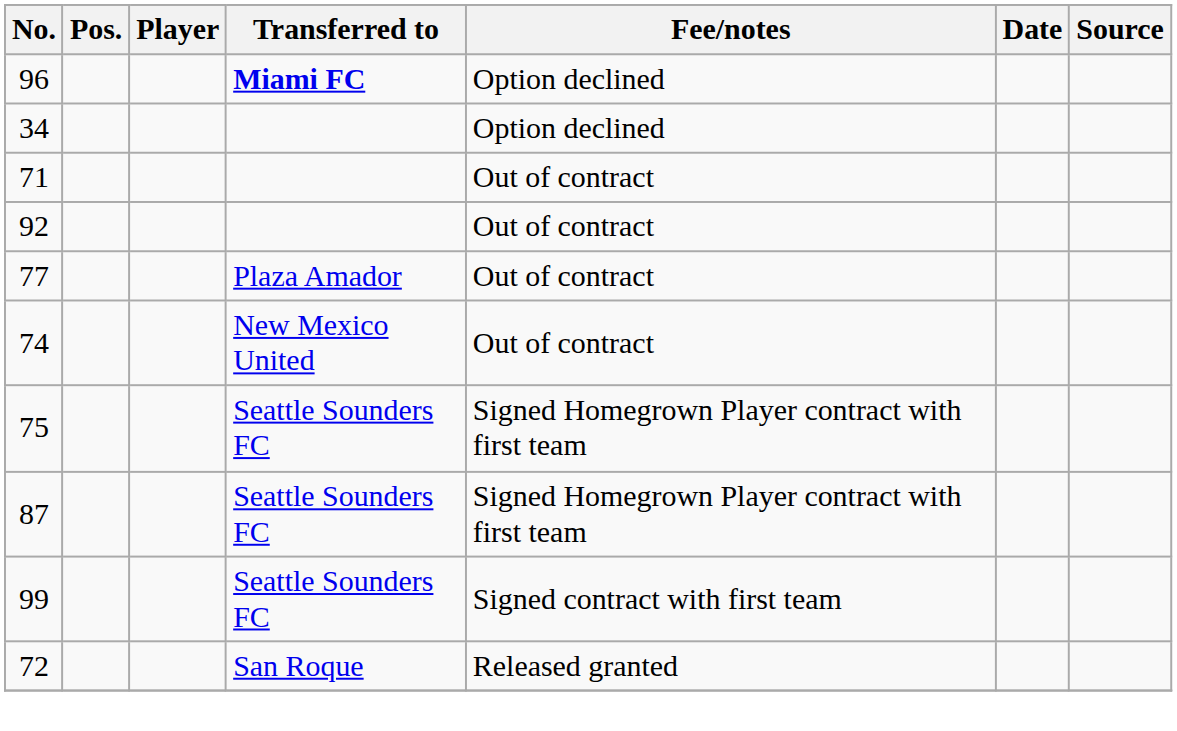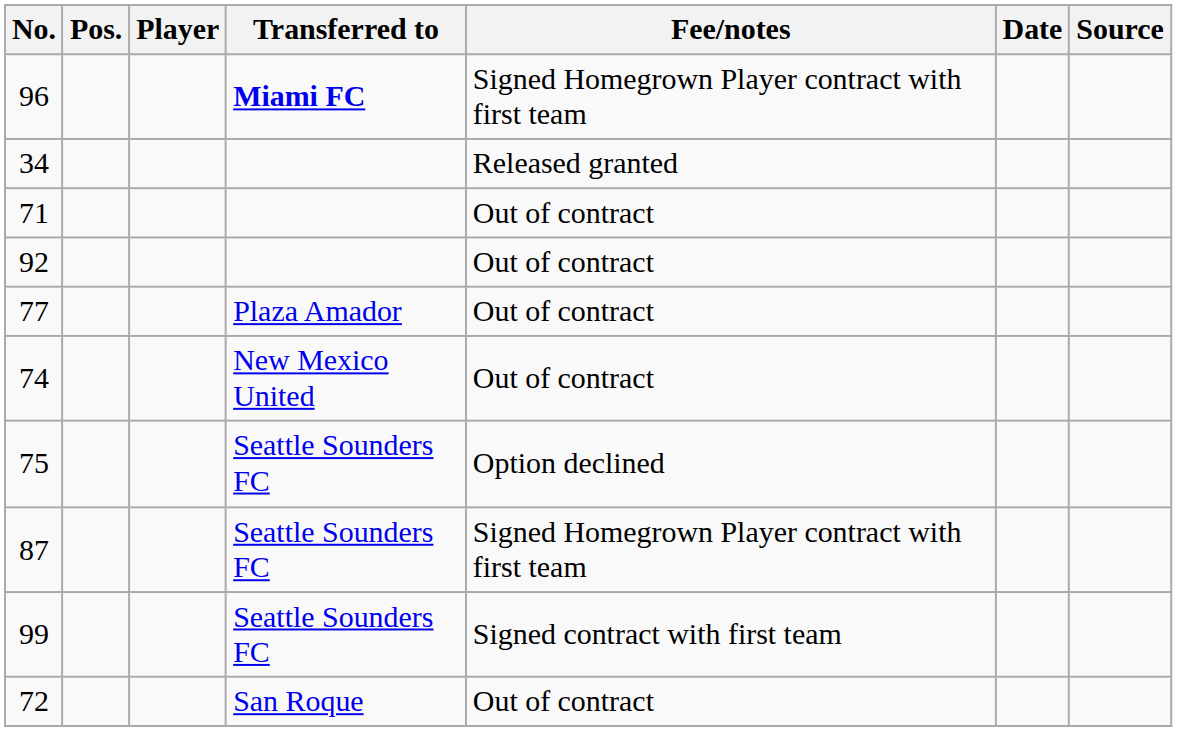(569, 78) Option declined -> (717, 96) Signed Homegrown Player contract with first team
(569, 128) Option declined -> (575, 163) Released granted
(717, 428) Signed Homegrown Player contract with first team -> (569, 463) Option declined
(575, 664) Released granted -> (563, 700) Out of contract
